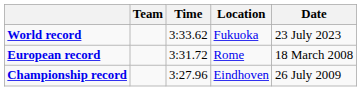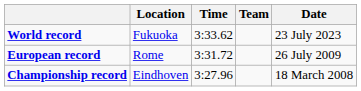columns swapped: (148, 14) <-> (241, 14)
(314, 55) 18 March 2008 -> (308, 55) 26 July 2009
(308, 75) 26 July 2009 -> (314, 75) 18 March 2008
